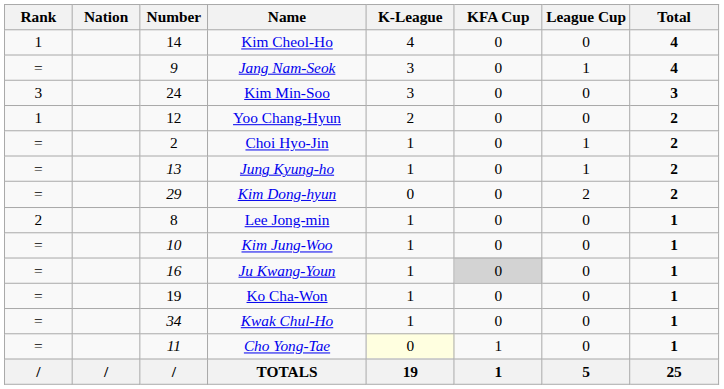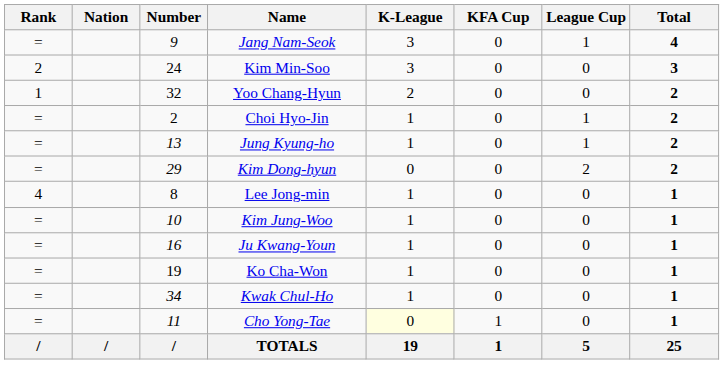- row: (287, 42)
(38, 93) 3 -> (38, 67) 2
(174, 118) 12 -> (174, 93) 32
(38, 219) 2 -> (38, 194) 4
(498, 270) lightgrey background -> (498, 245) no background
